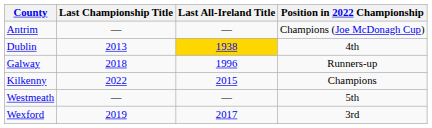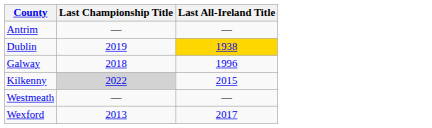- column: (352, 13)
(116, 47) 2013 -> (116, 47) 2019
(116, 81) no background -> (116, 81) lightgrey background
(116, 115) 2019 -> (116, 115) 2013
